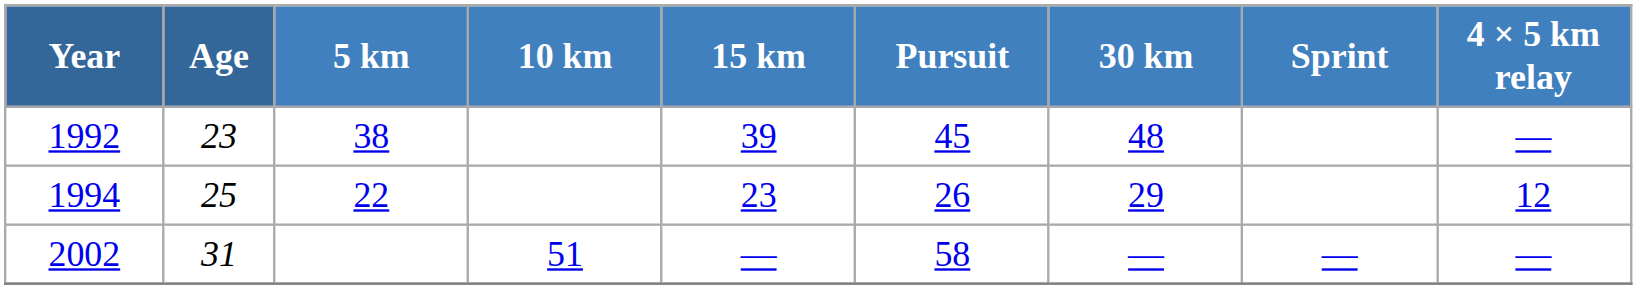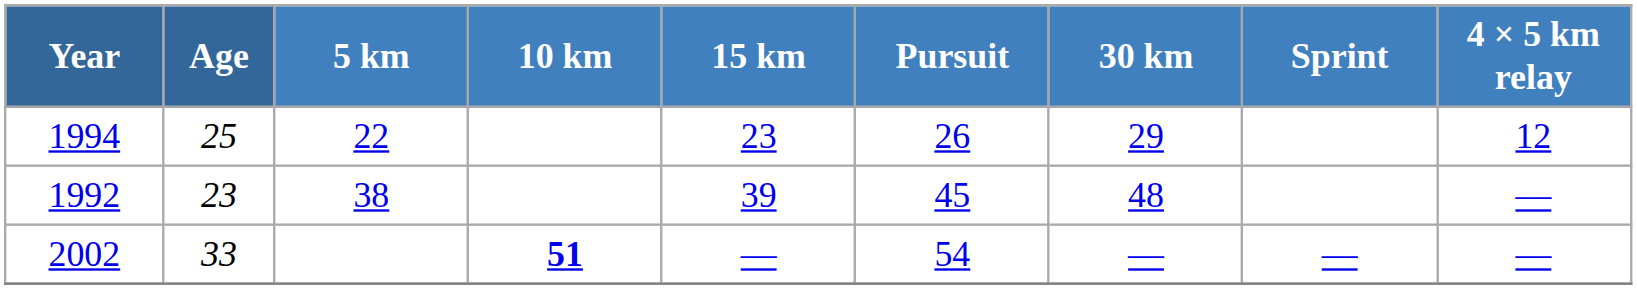rows swapped: (84, 135) <-> (84, 195)
(219, 254) 31 -> (219, 254) 33
(565, 254) normal -> (565, 254) bold
(952, 254) 58 -> (952, 254) 54
